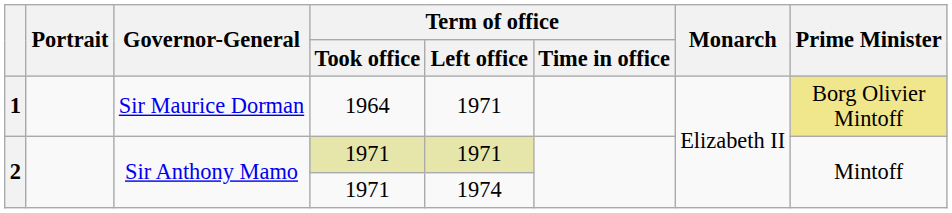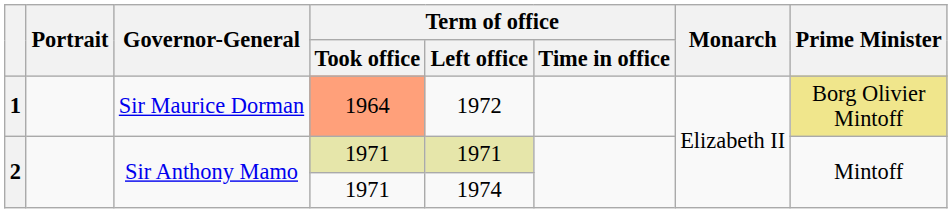(367, 105) no background -> (367, 105) lightsalmon background
(479, 105) 1971 -> (479, 105) 1972
